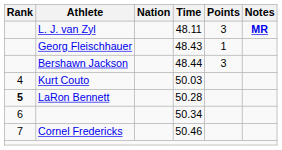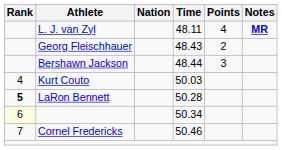(223, 30) 3 -> (223, 30) 4
(223, 47) 1 -> (223, 47) 2
(20, 115) no background -> (20, 115) lightyellow background
